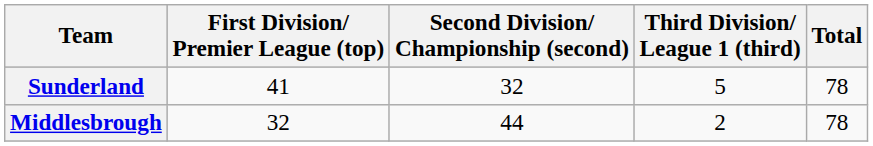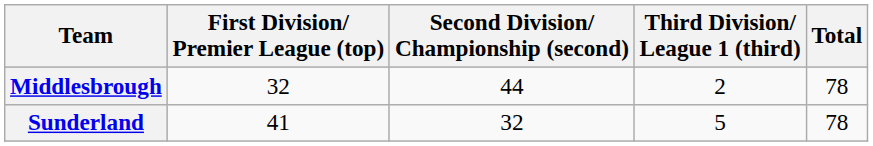rows swapped: (86, 85) <-> (86, 122)
